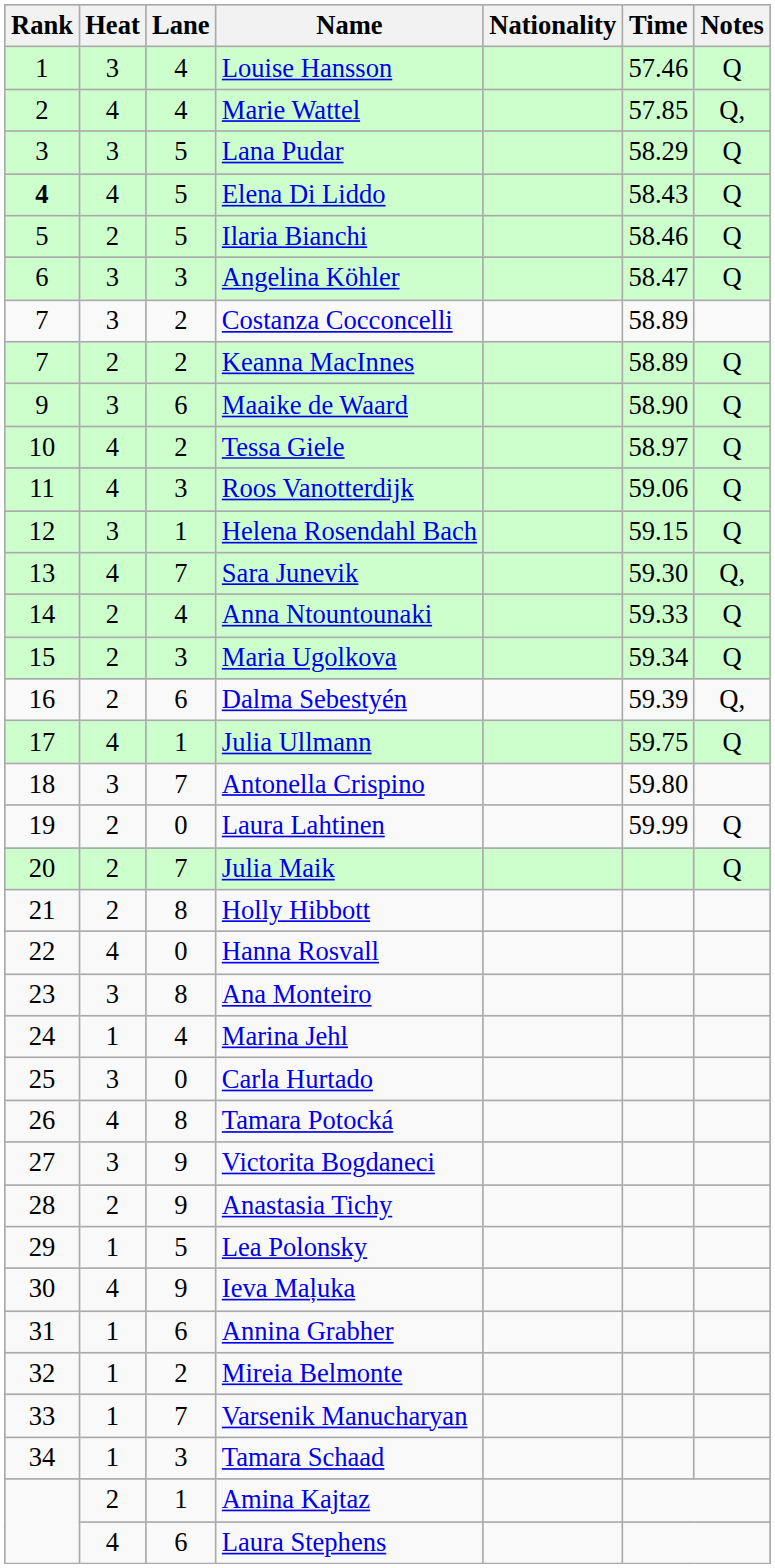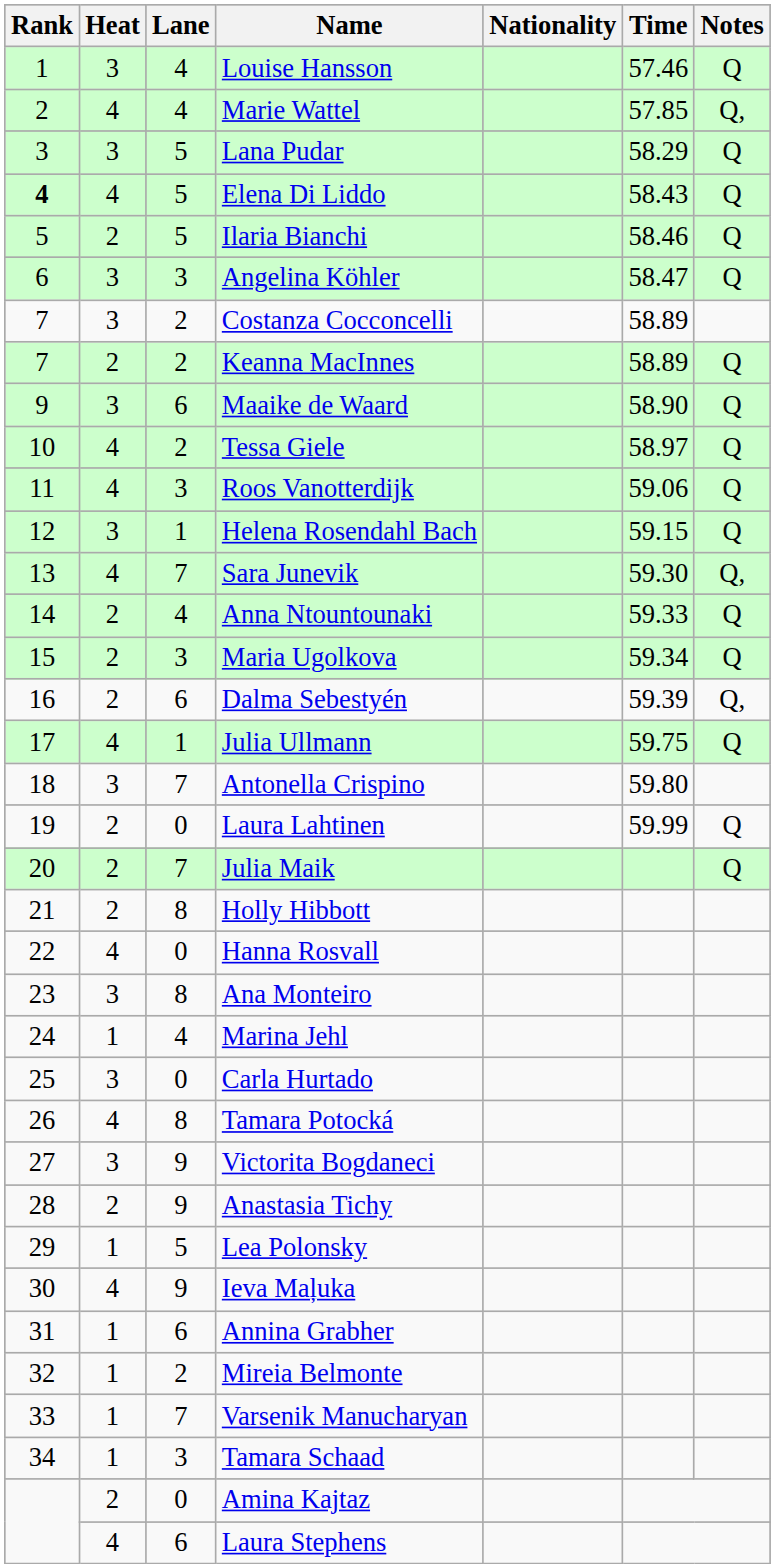(181, 1499) 1 -> (181, 1499) 0
